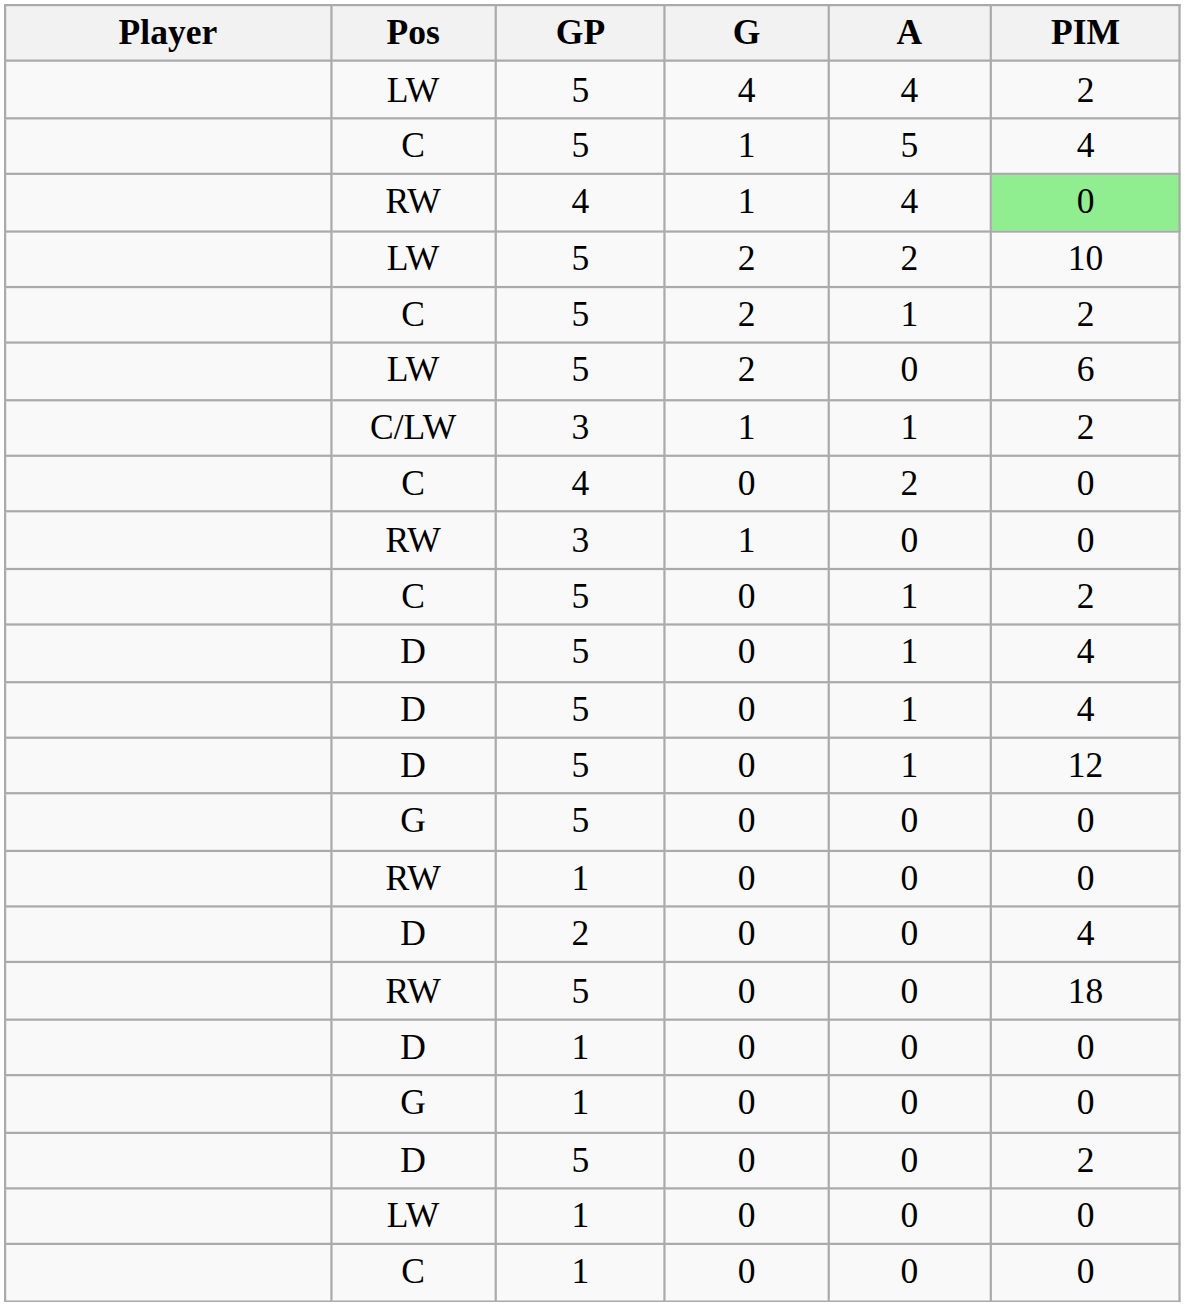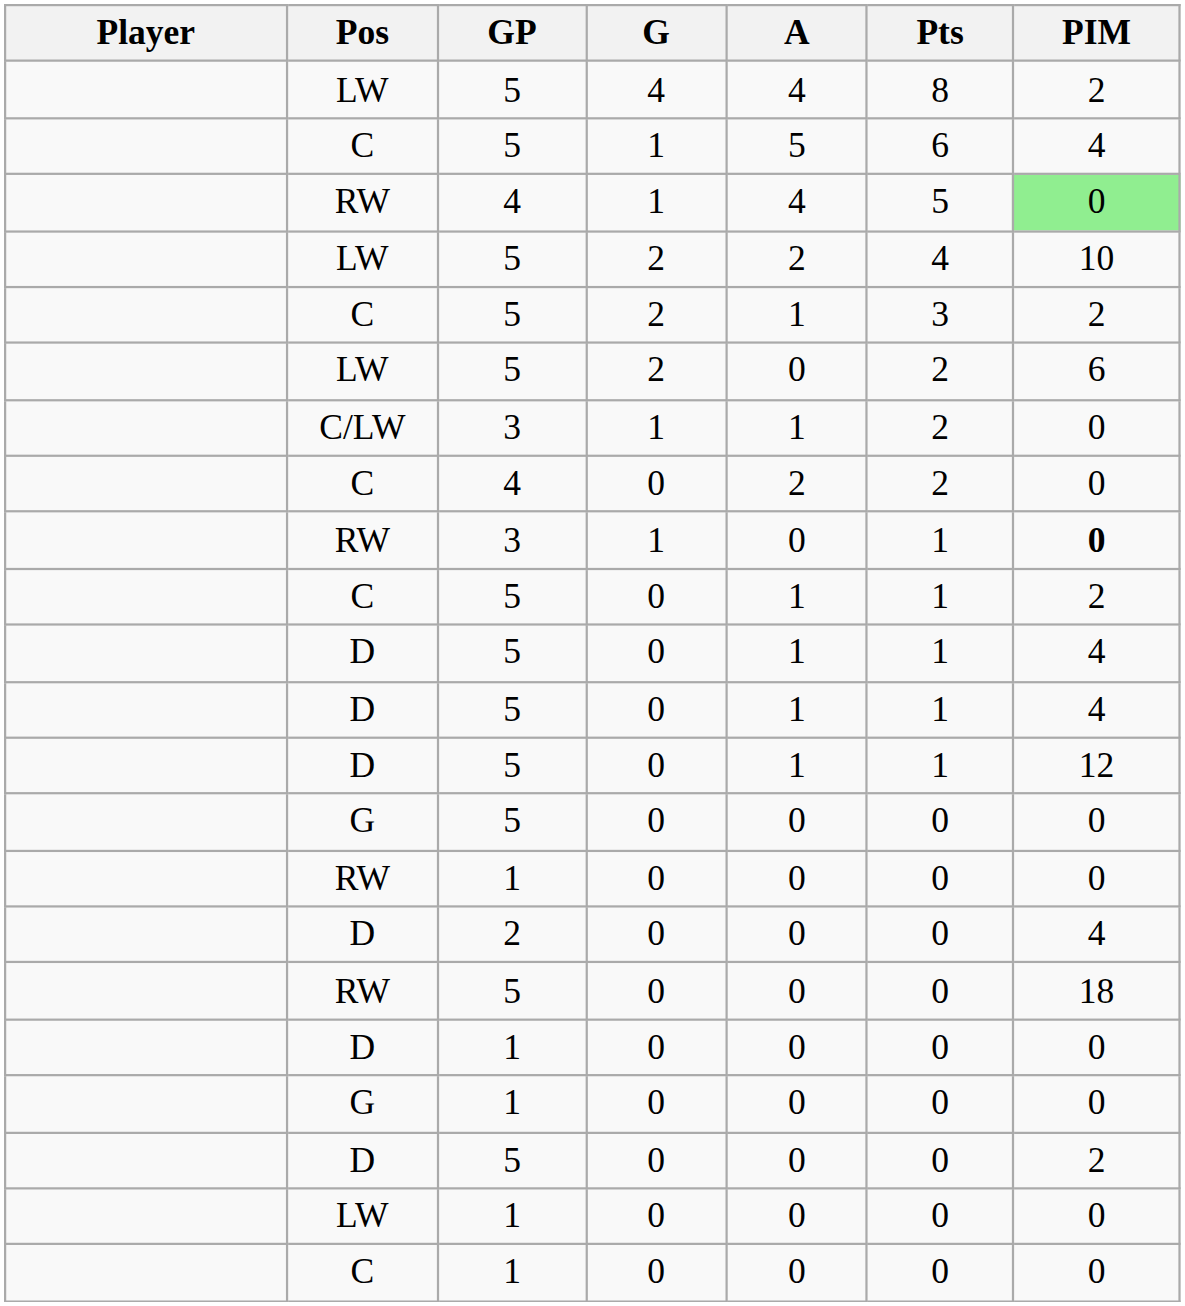+ column: (940, 32)
(1086, 426) 2 -> (1097, 426) 0
(1086, 539) normal -> (1097, 539) bold
